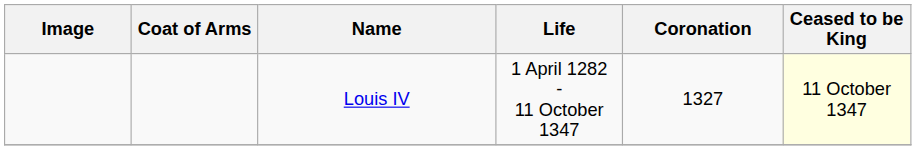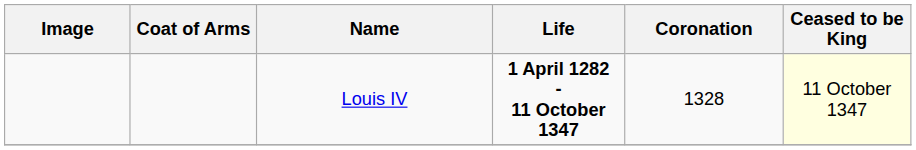(559, 99) normal -> (558, 99) bold
(703, 99) 1327 -> (704, 99) 1328
